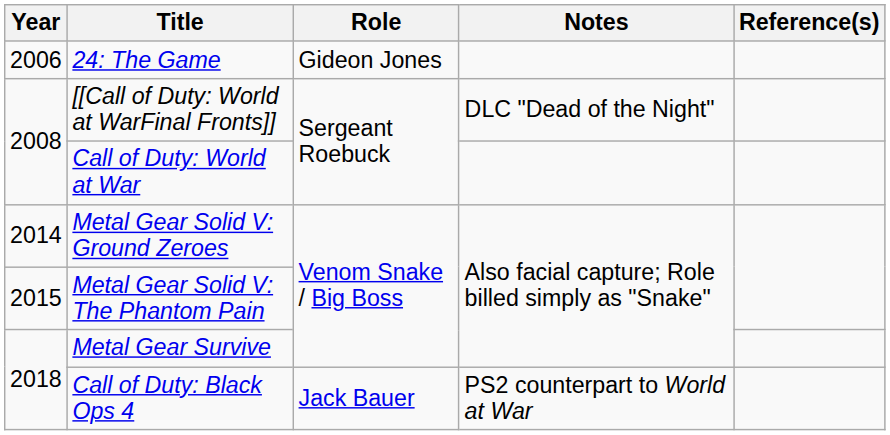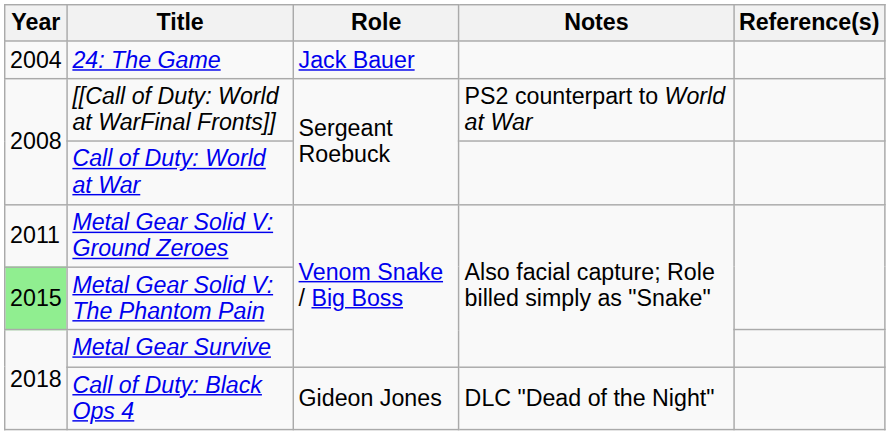(36, 59) 2006 -> (36, 59) 2004
(370, 59) Gideon Jones -> (357, 59) Jack Bauer
(590, 109) DLC "Dead of the Night" -> (595, 109) PS2 counterpart to World at War
(36, 235) 2014 -> (35, 235) 2011
(36, 298) no background -> (36, 298) lightgreen background
(357, 397) Jack Bauer -> (370, 397) Gideon Jones
(595, 397) PS2 counterpart to World at War -> (590, 397) DLC "Dead of the Night"
